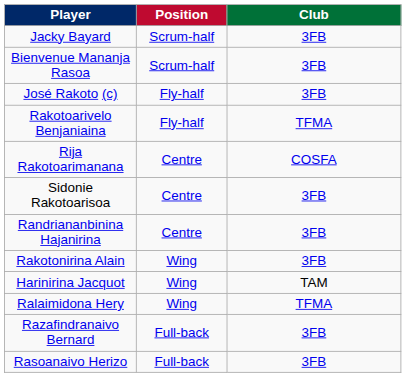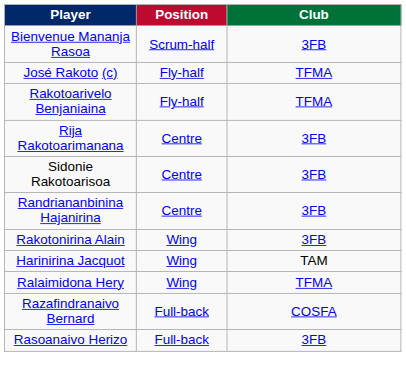- row: (71, 36)
(314, 94) 3FB -> (314, 72) TFMA
(314, 159) COSFA -> (314, 138) 3FB
(314, 332) 3FB -> (314, 311) COSFA
